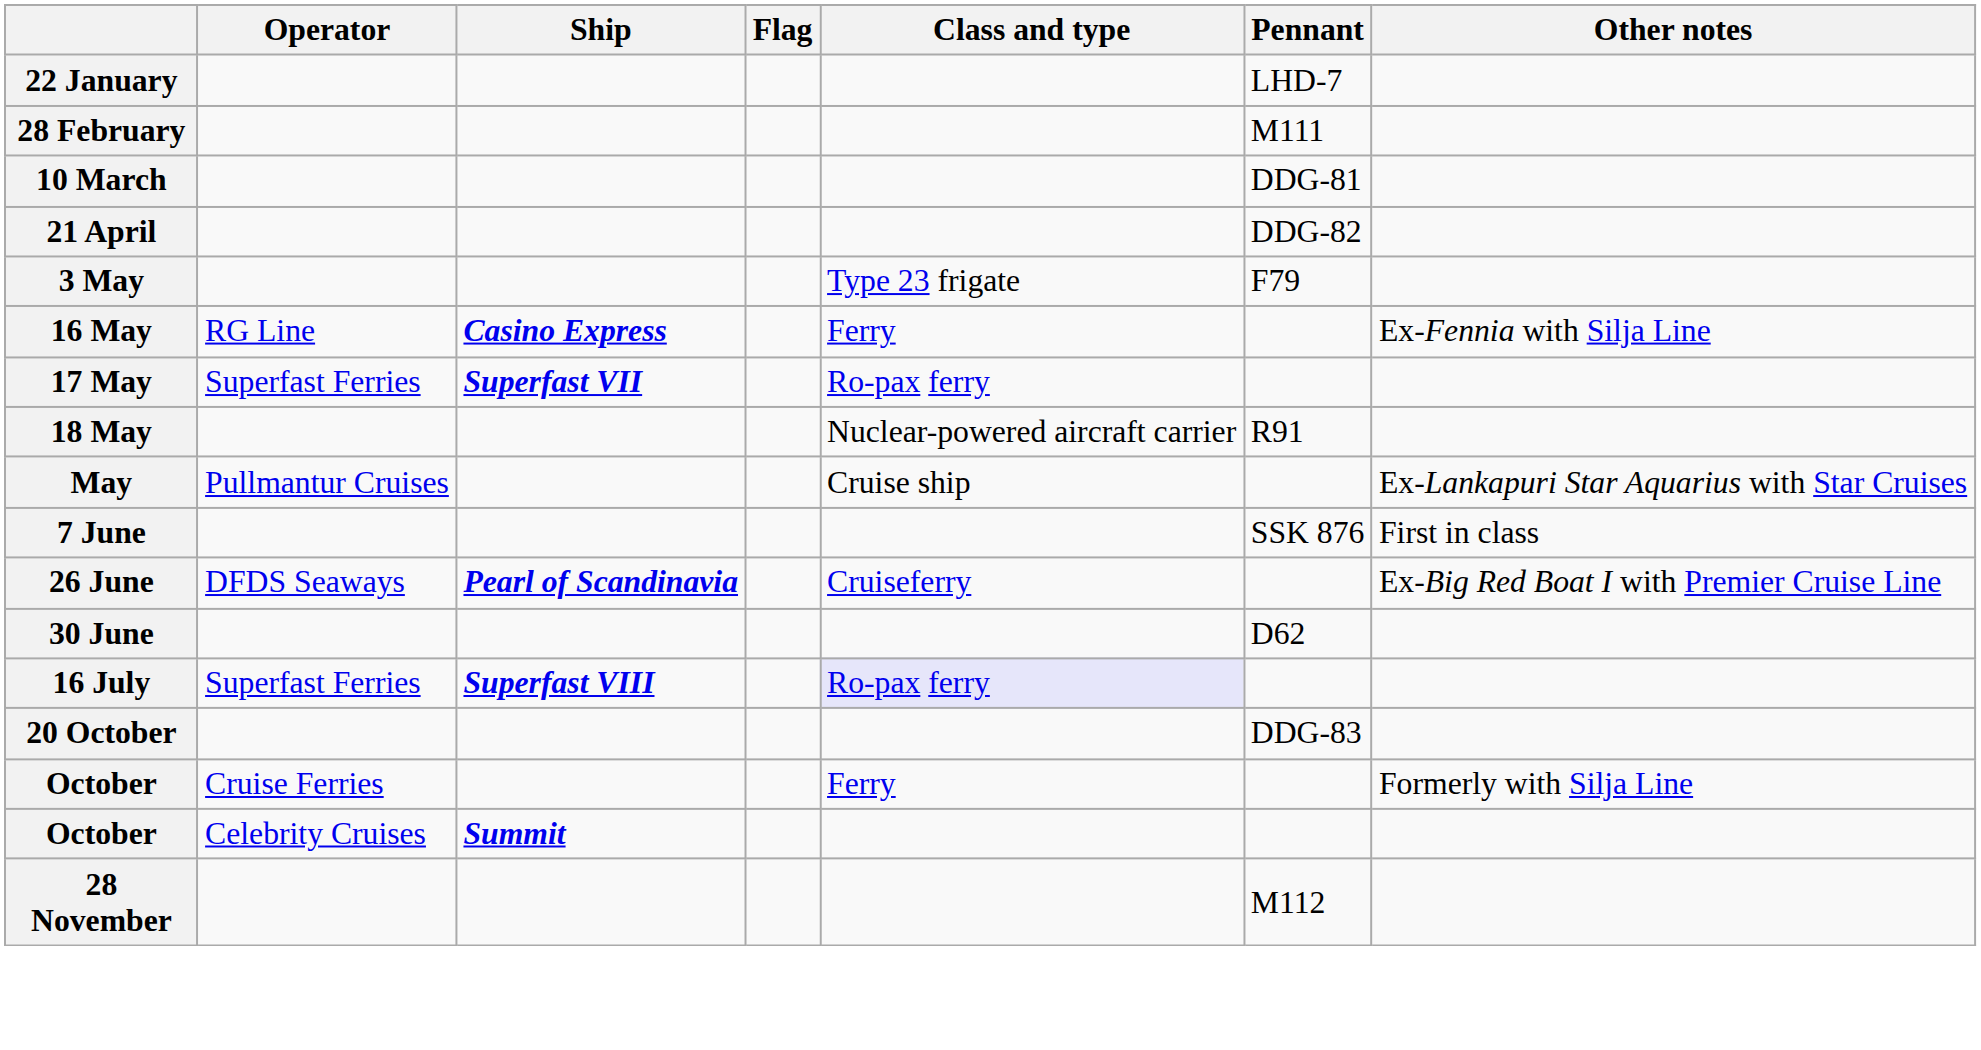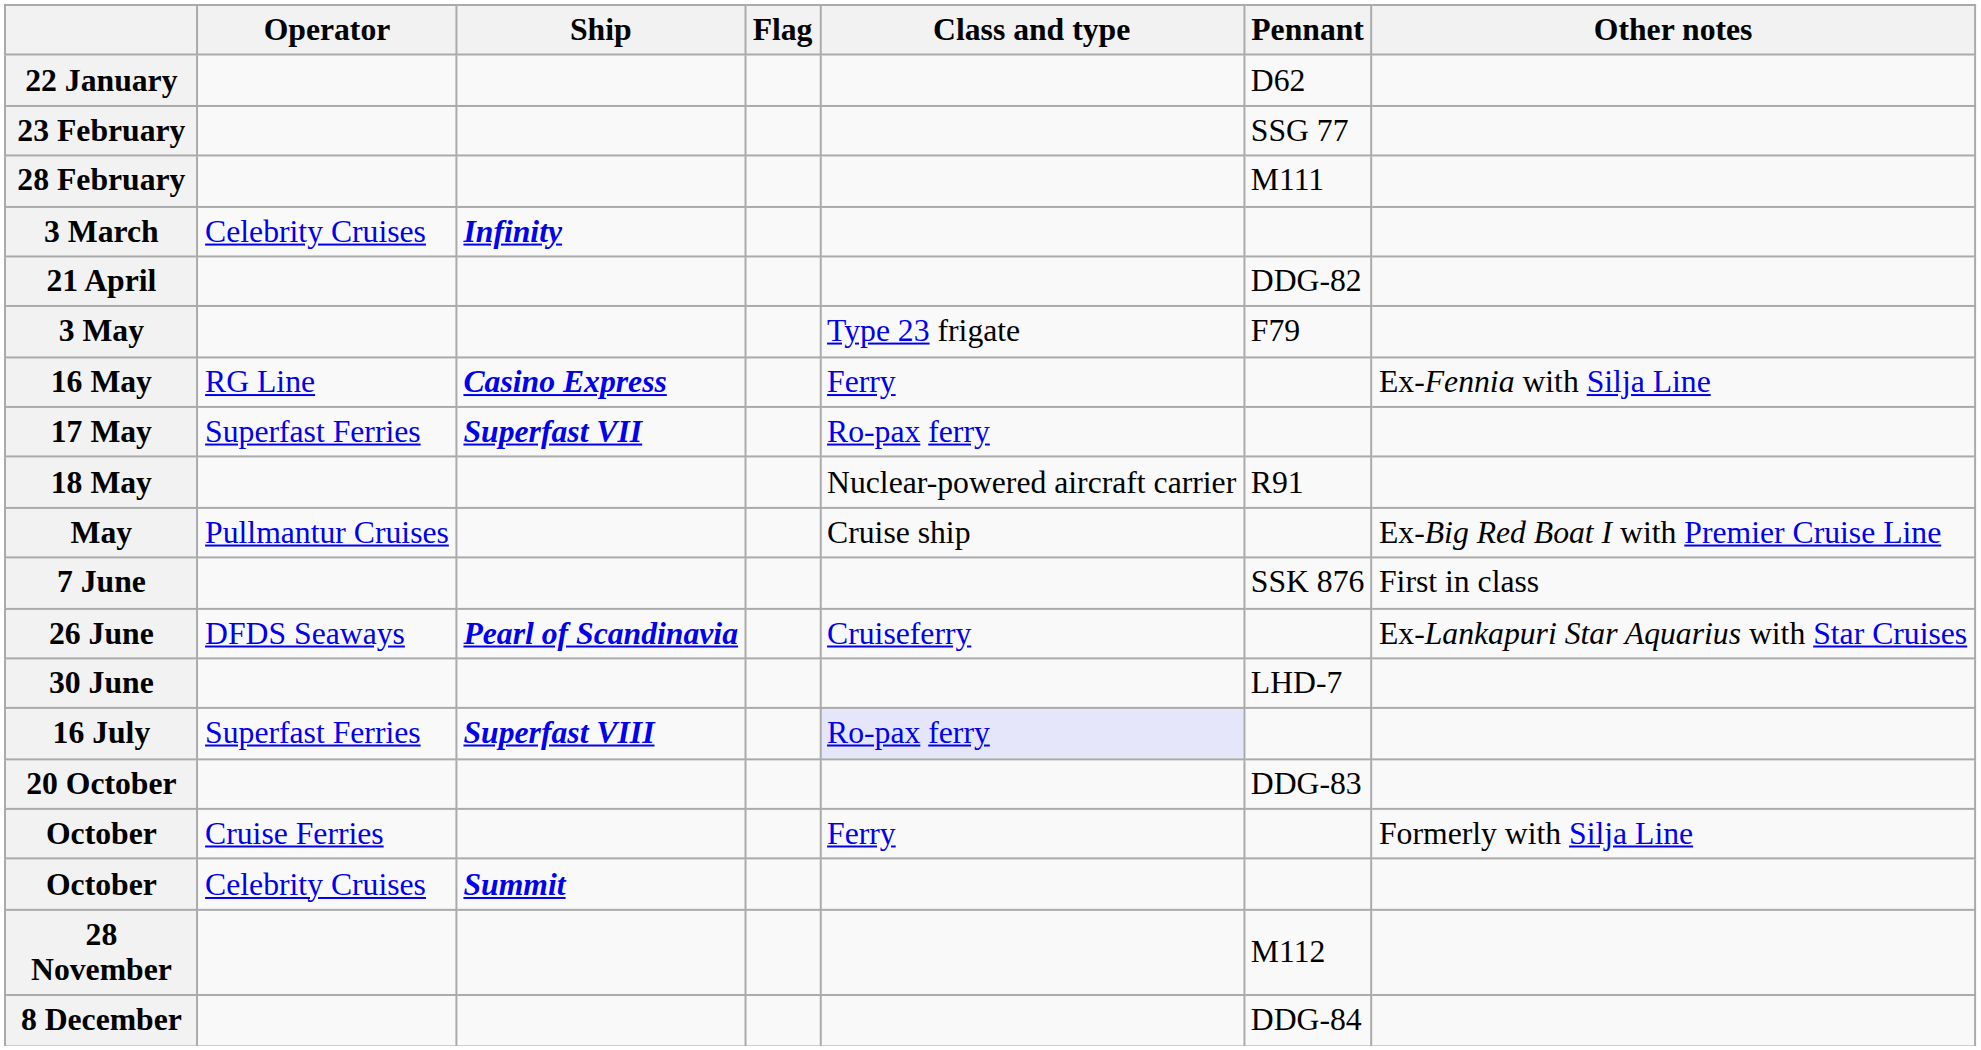(1297, 79) LHD-7 -> (1278, 79) D62
+ row: (101, 130)
+ row: (101, 230)
- row: (101, 180)
(1673, 481) Ex-Lankapuri Star Aquarius with Star Cruises -> (1660, 532) Ex-Big Red Boat I with Premier Cruise Line
(1660, 582) Ex-Big Red Boat I with Premier Cruise Line -> (1673, 632) Ex-Lankapuri Star Aquarius with Star Cruises
(1278, 632) D62 -> (1297, 682) LHD-7
+ row: (101, 1019)
